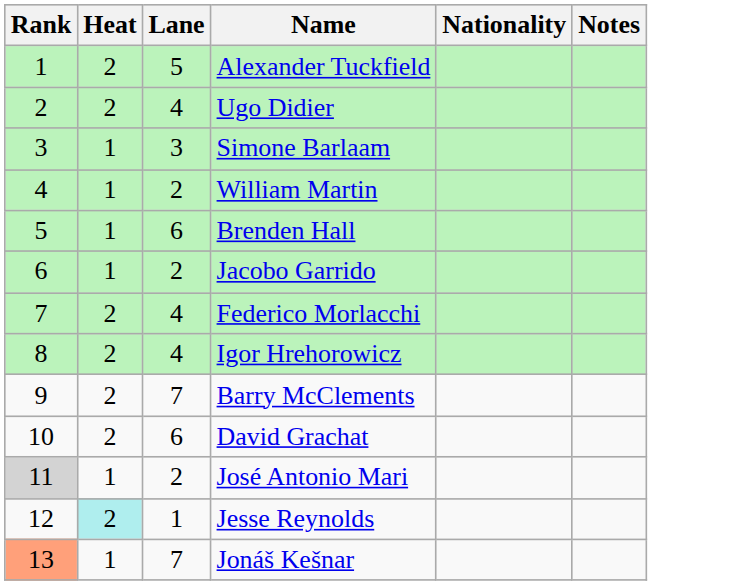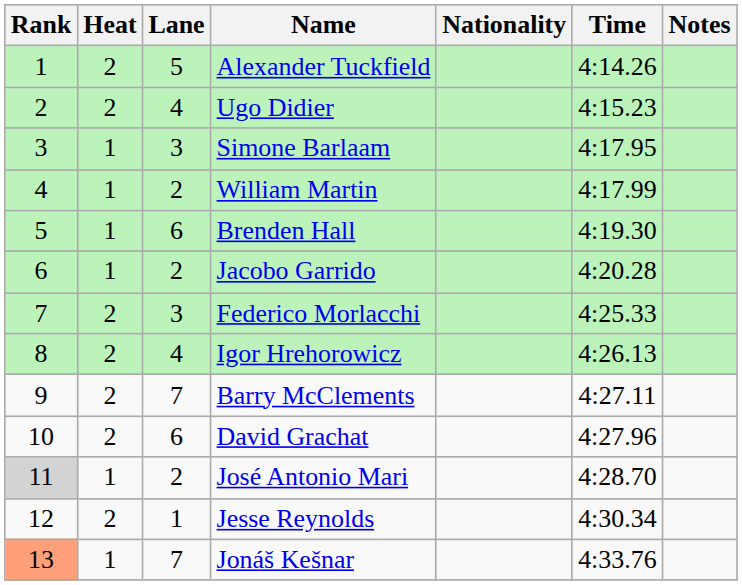+ column: (617, 25)
(177, 312) 4 -> (177, 312) 3
(110, 518) paleturquoise background -> (110, 518) no background
